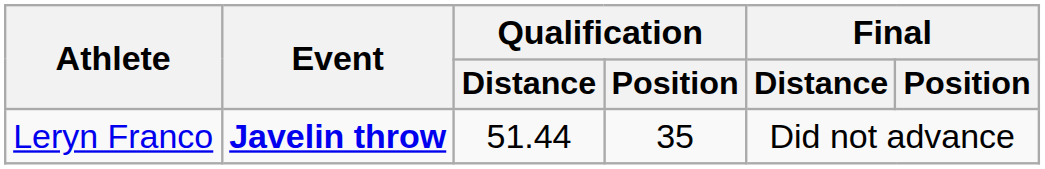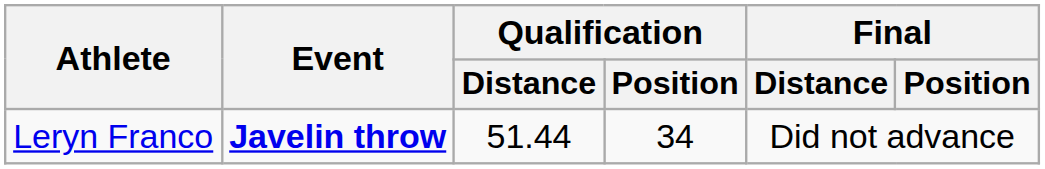(675, 137) 35 -> (675, 137) 34
